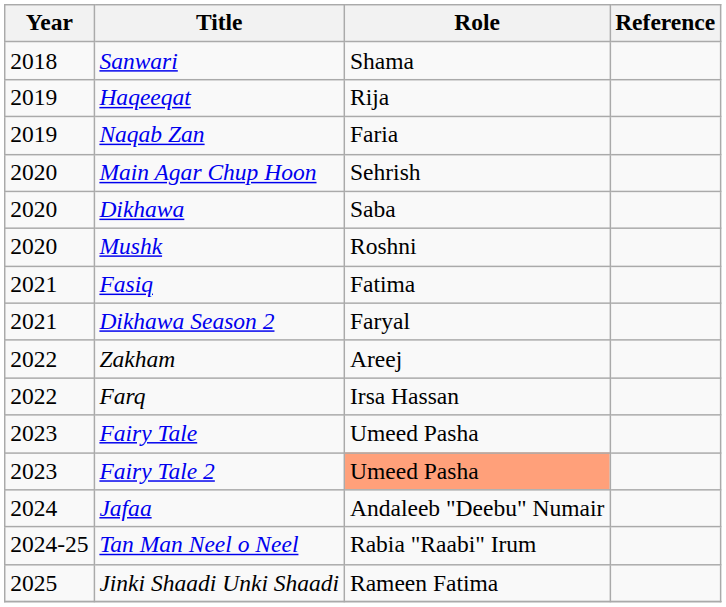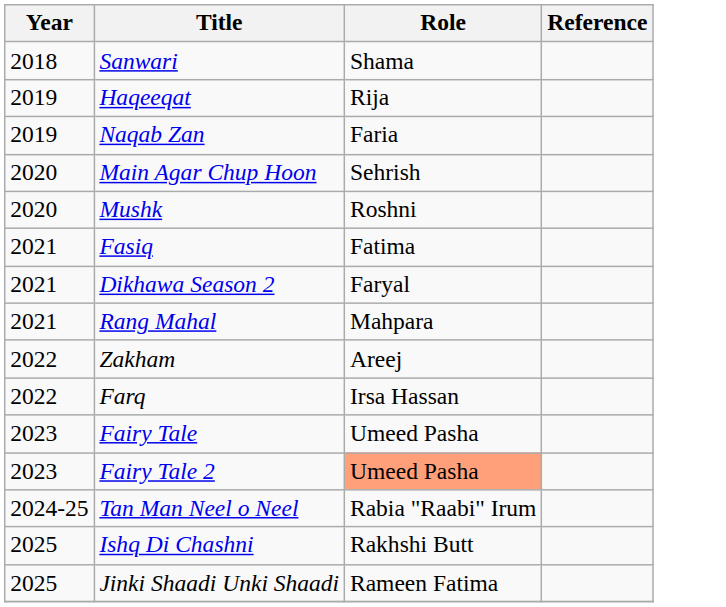- row: (142, 209)
+ row: (158, 321)
- row: (126, 508)
+ row: (176, 545)
